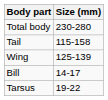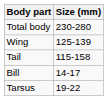rows swapped: (17, 57) <-> (14, 42)
